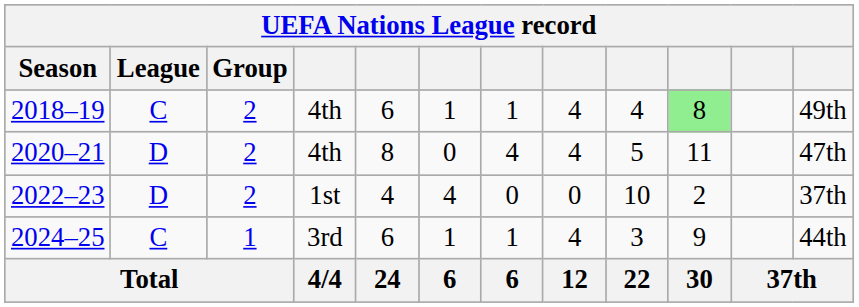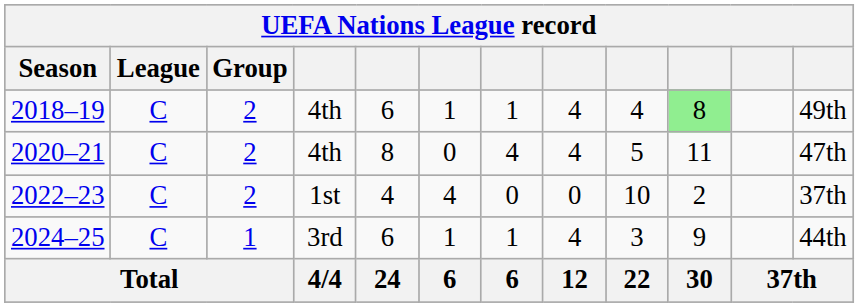(158, 152) D -> (158, 152) C
(158, 195) D -> (158, 195) C
